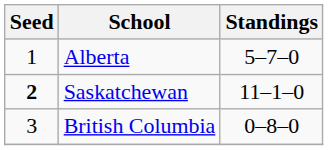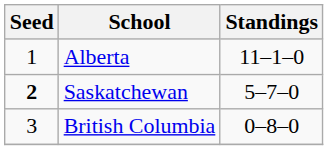(272, 56) 5–7–0 -> (272, 56) 11–1–0
(272, 91) 11–1–0 -> (272, 91) 5–7–0
